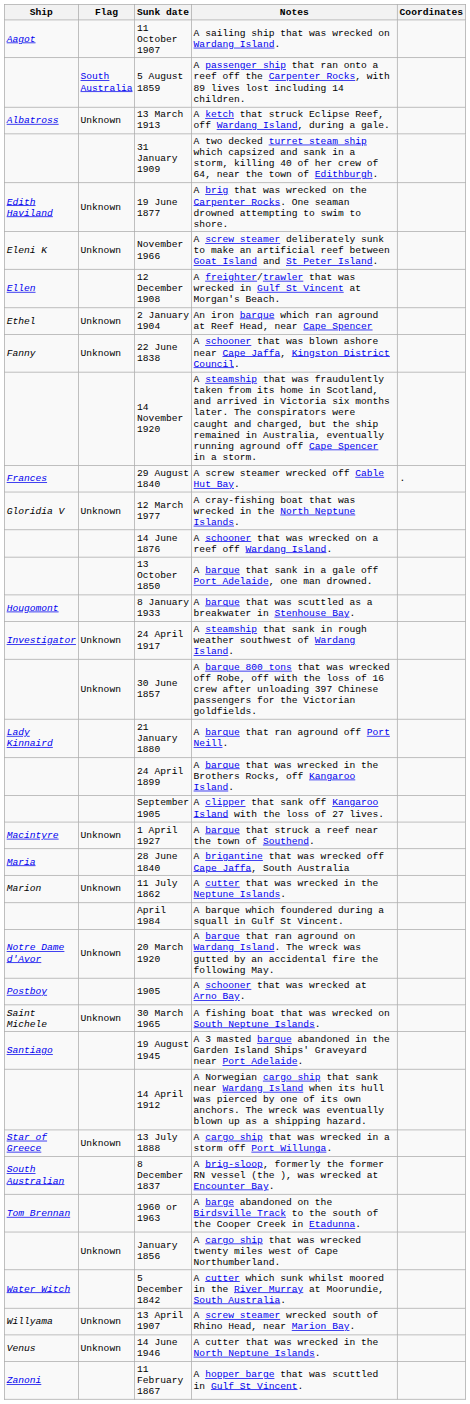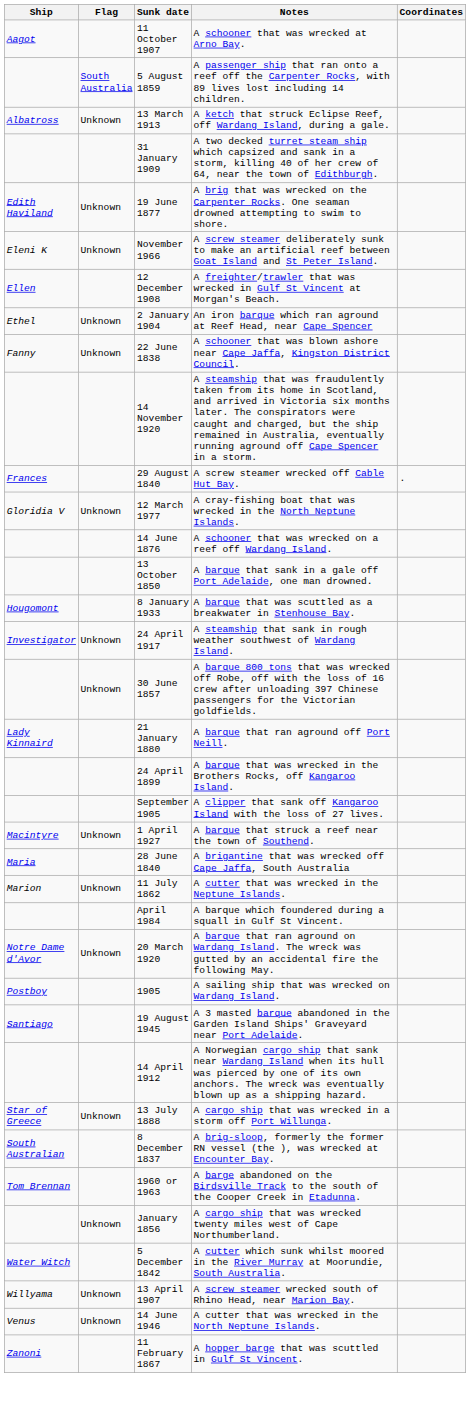(292, 39) A sailing ship that was wrecked on Wardang Island. -> (280, 39) A schooner that was wrecked at Arno Bay.
(280, 992) A schooner that was wrecked at Arno Bay. -> (292, 992) A sailing ship that was wrecked on Wardang Island.
- row: (160, 1018)
